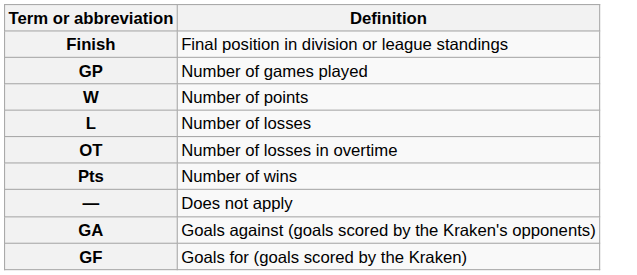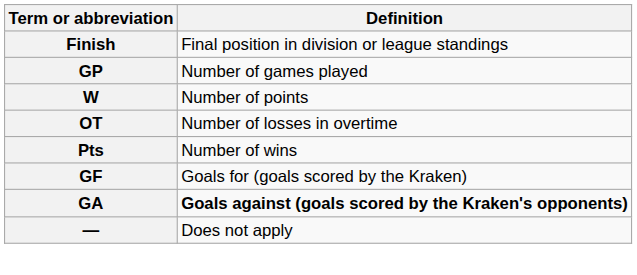- row: (91, 124)
rows swapped: (91, 256) <-> (91, 203)
(388, 230) normal -> (405, 203) bold
